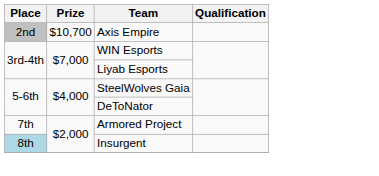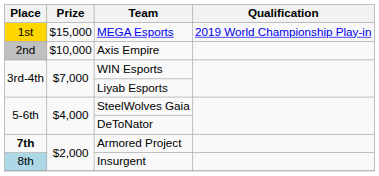+ row: (135, 32)
(71, 32) $10,700 -> (71, 50) $10,000
(26, 124) normal -> (26, 143) bold
